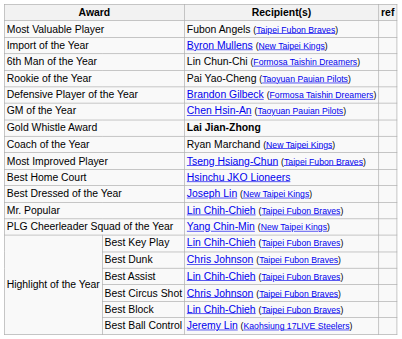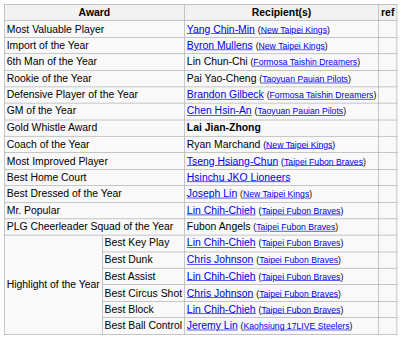(262, 29) Fubon Angels (Taipei Fubon Braves) -> (258, 29) Yang Chin-Min (New Taipei Kings)
(258, 227) Yang Chin-Min (New Taipei Kings) -> (262, 227) Fubon Angels (Taipei Fubon Braves)
